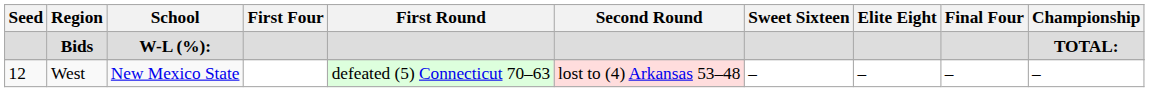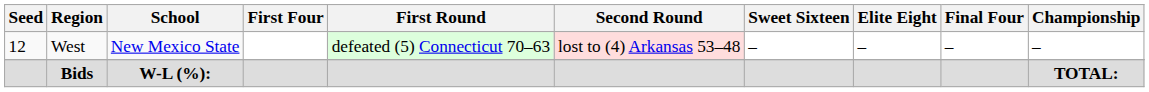rows swapped: (68, 73) <-> (77, 45)
